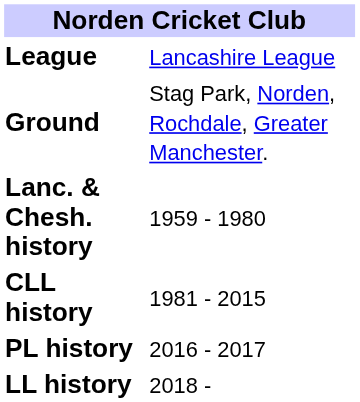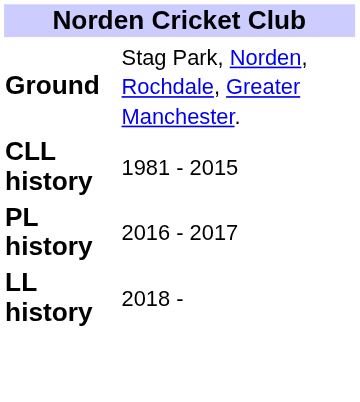- row: (51, 56)
- row: (53, 217)
